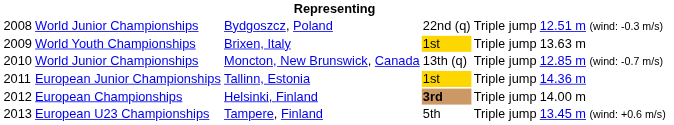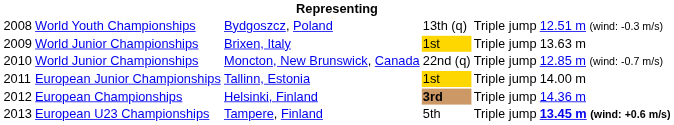(117, 26) World Junior Championships -> (115, 26) World Youth Championships
(447, 26) 22nd (q) -> (445, 26) 13th (q)
(115, 43) World Youth Championships -> (117, 43) World Junior Championships
(445, 61) 13th (q) -> (447, 61) 22nd (q)
(563, 79) 14.36 m -> (563, 79) 14.00 m
(563, 96) 14.00 m -> (563, 96) 14.36 m
(603, 114) normal -> (605, 114) bold
